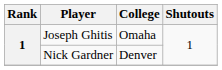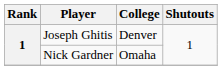(138, 34) Omaha -> (138, 34) Denver
(138, 55) Denver -> (138, 55) Omaha
